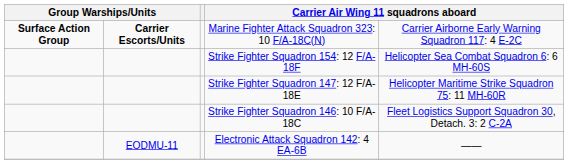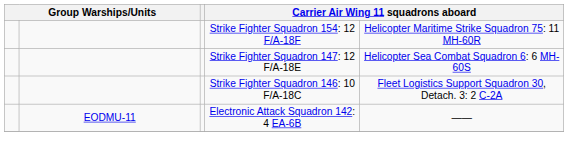- row: (292, 34)
(471, 62) Helicopter Sea Combat Squadron 6: 6 MH-60S -> (462, 34) Helicopter Maritime Strike Squadron 75: 11 MH-60R
(471, 90) Helicopter Maritime Strike Squadron 75: 11 MH-60R -> (462, 62) Helicopter Sea Combat Squadron 6: 6 MH-60S
